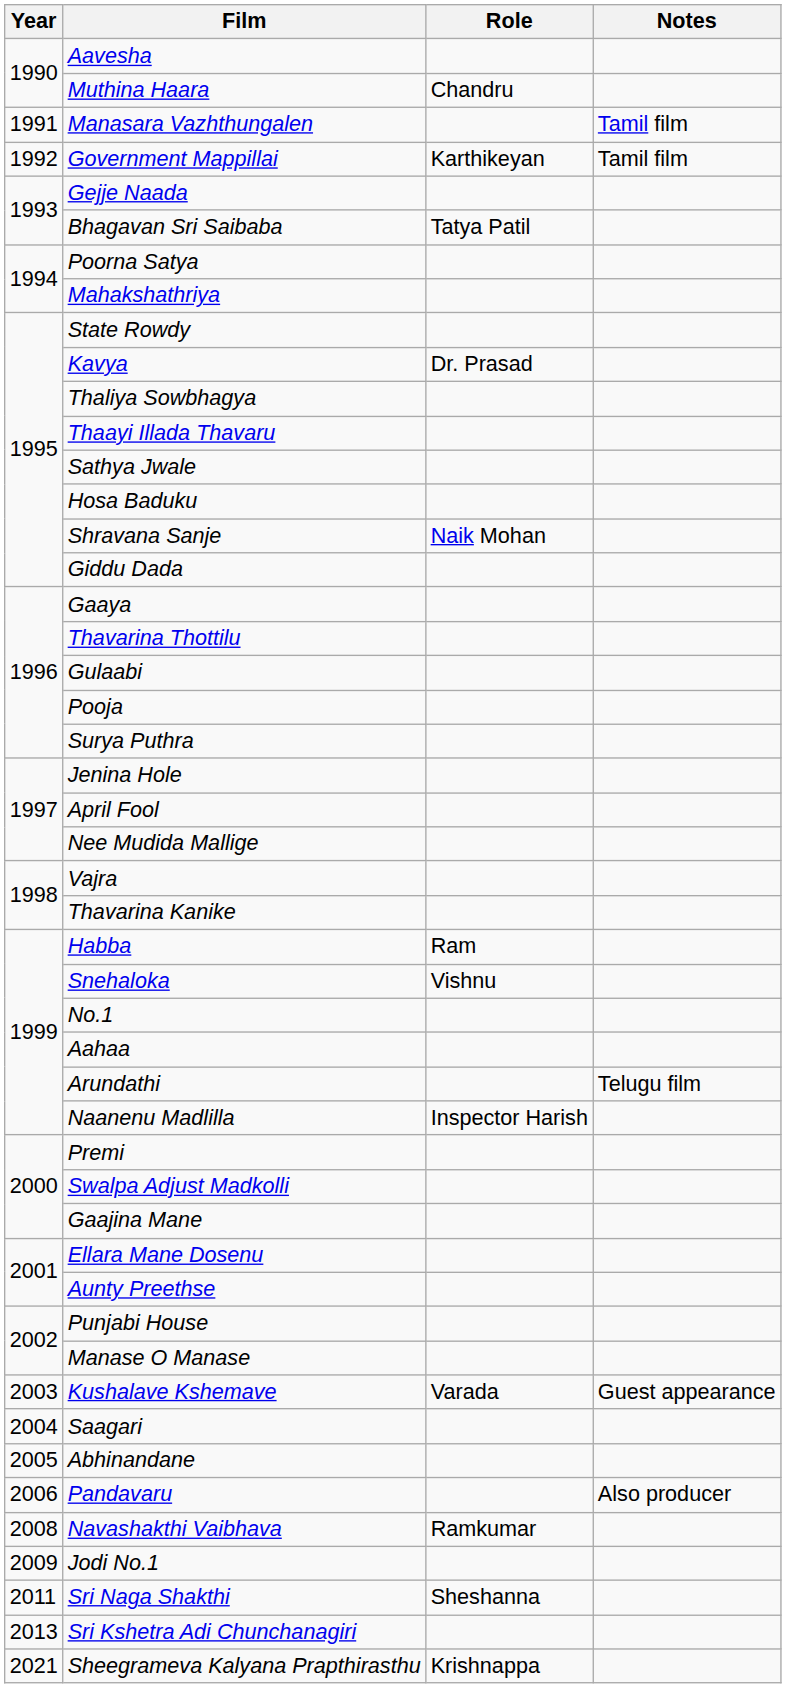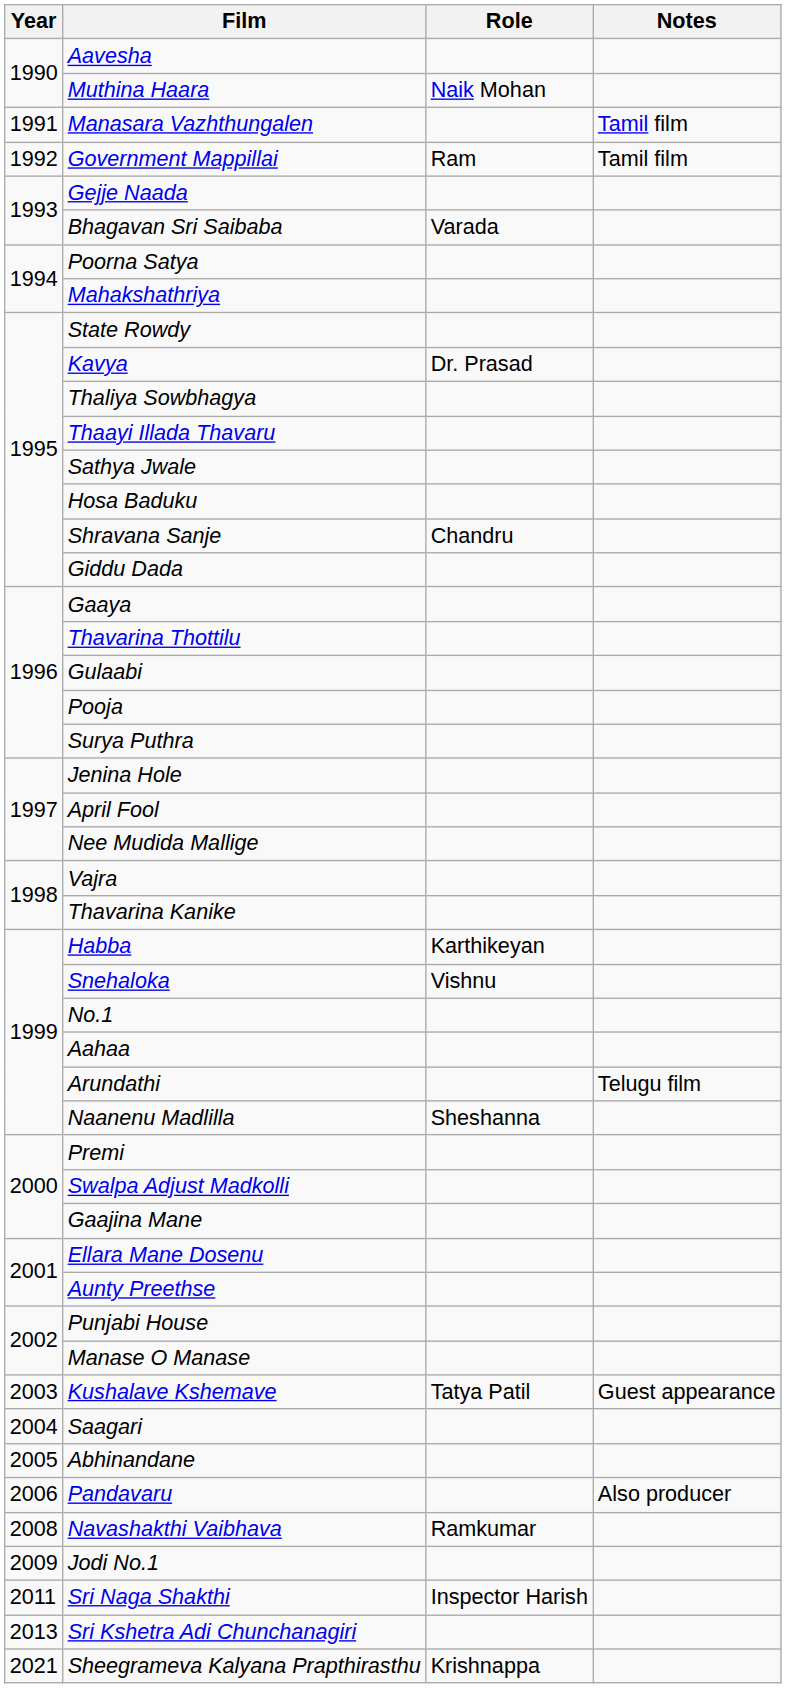(472, 90) Chandru -> (488, 90) Naik Mohan
(488, 158) Karthikeyan -> (453, 158) Ram
(480, 227) Tatya Patil -> (465, 227) Varada
(488, 535) Naik Mohan -> (472, 535) Chandru
(453, 946) Ram -> (488, 946) Karthikeyan
(509, 1117) Inspector Harish -> (485, 1117) Sheshanna
(465, 1391) Varada -> (480, 1391) Tatya Patil
(485, 1597) Sheshanna -> (509, 1597) Inspector Harish
